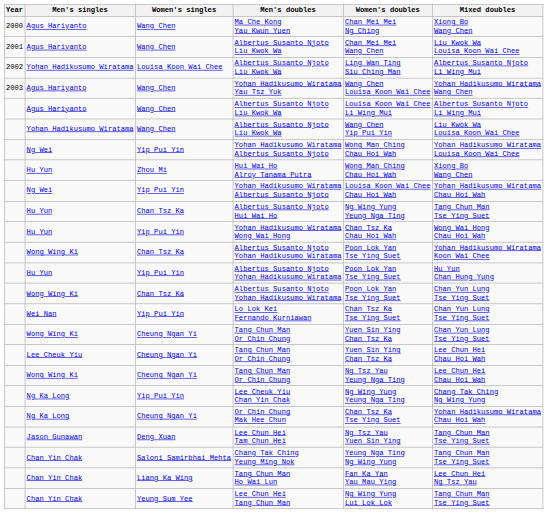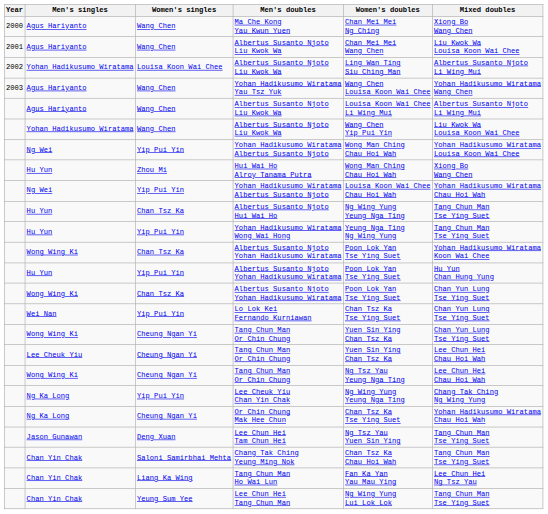(371, 232) Chan Tsz Ka Chau Hoi Wah -> (375, 232) Yeung Nga Ting Ng Wing Yung
(462, 232) Wong Wai Hong Chau Hoi Wah -> (462, 232) Tang Chun Man Tse Ying Suet
(375, 457) Yeung Nga Ting Ng Wing Yung -> (371, 457) Chan Tsz Ka Chau Hoi Wah
